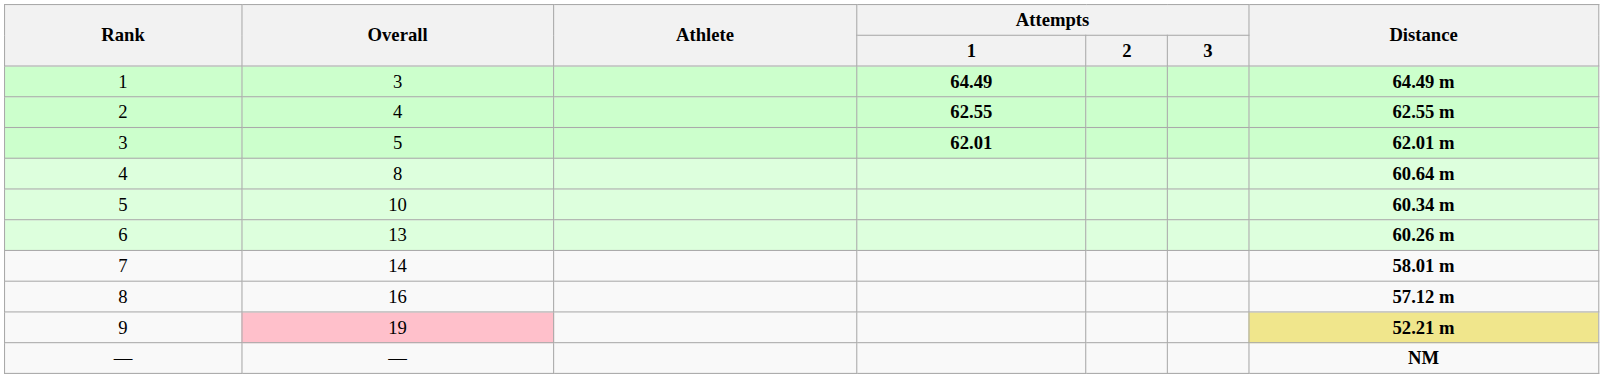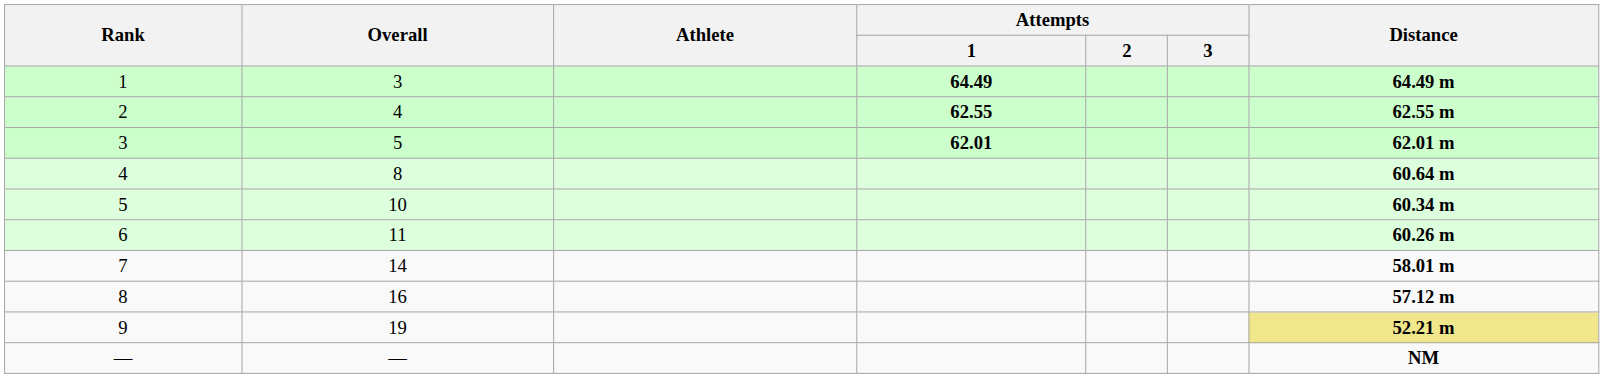(398, 234) 13 -> (398, 234) 11
(398, 327) pink background -> (398, 327) no background
